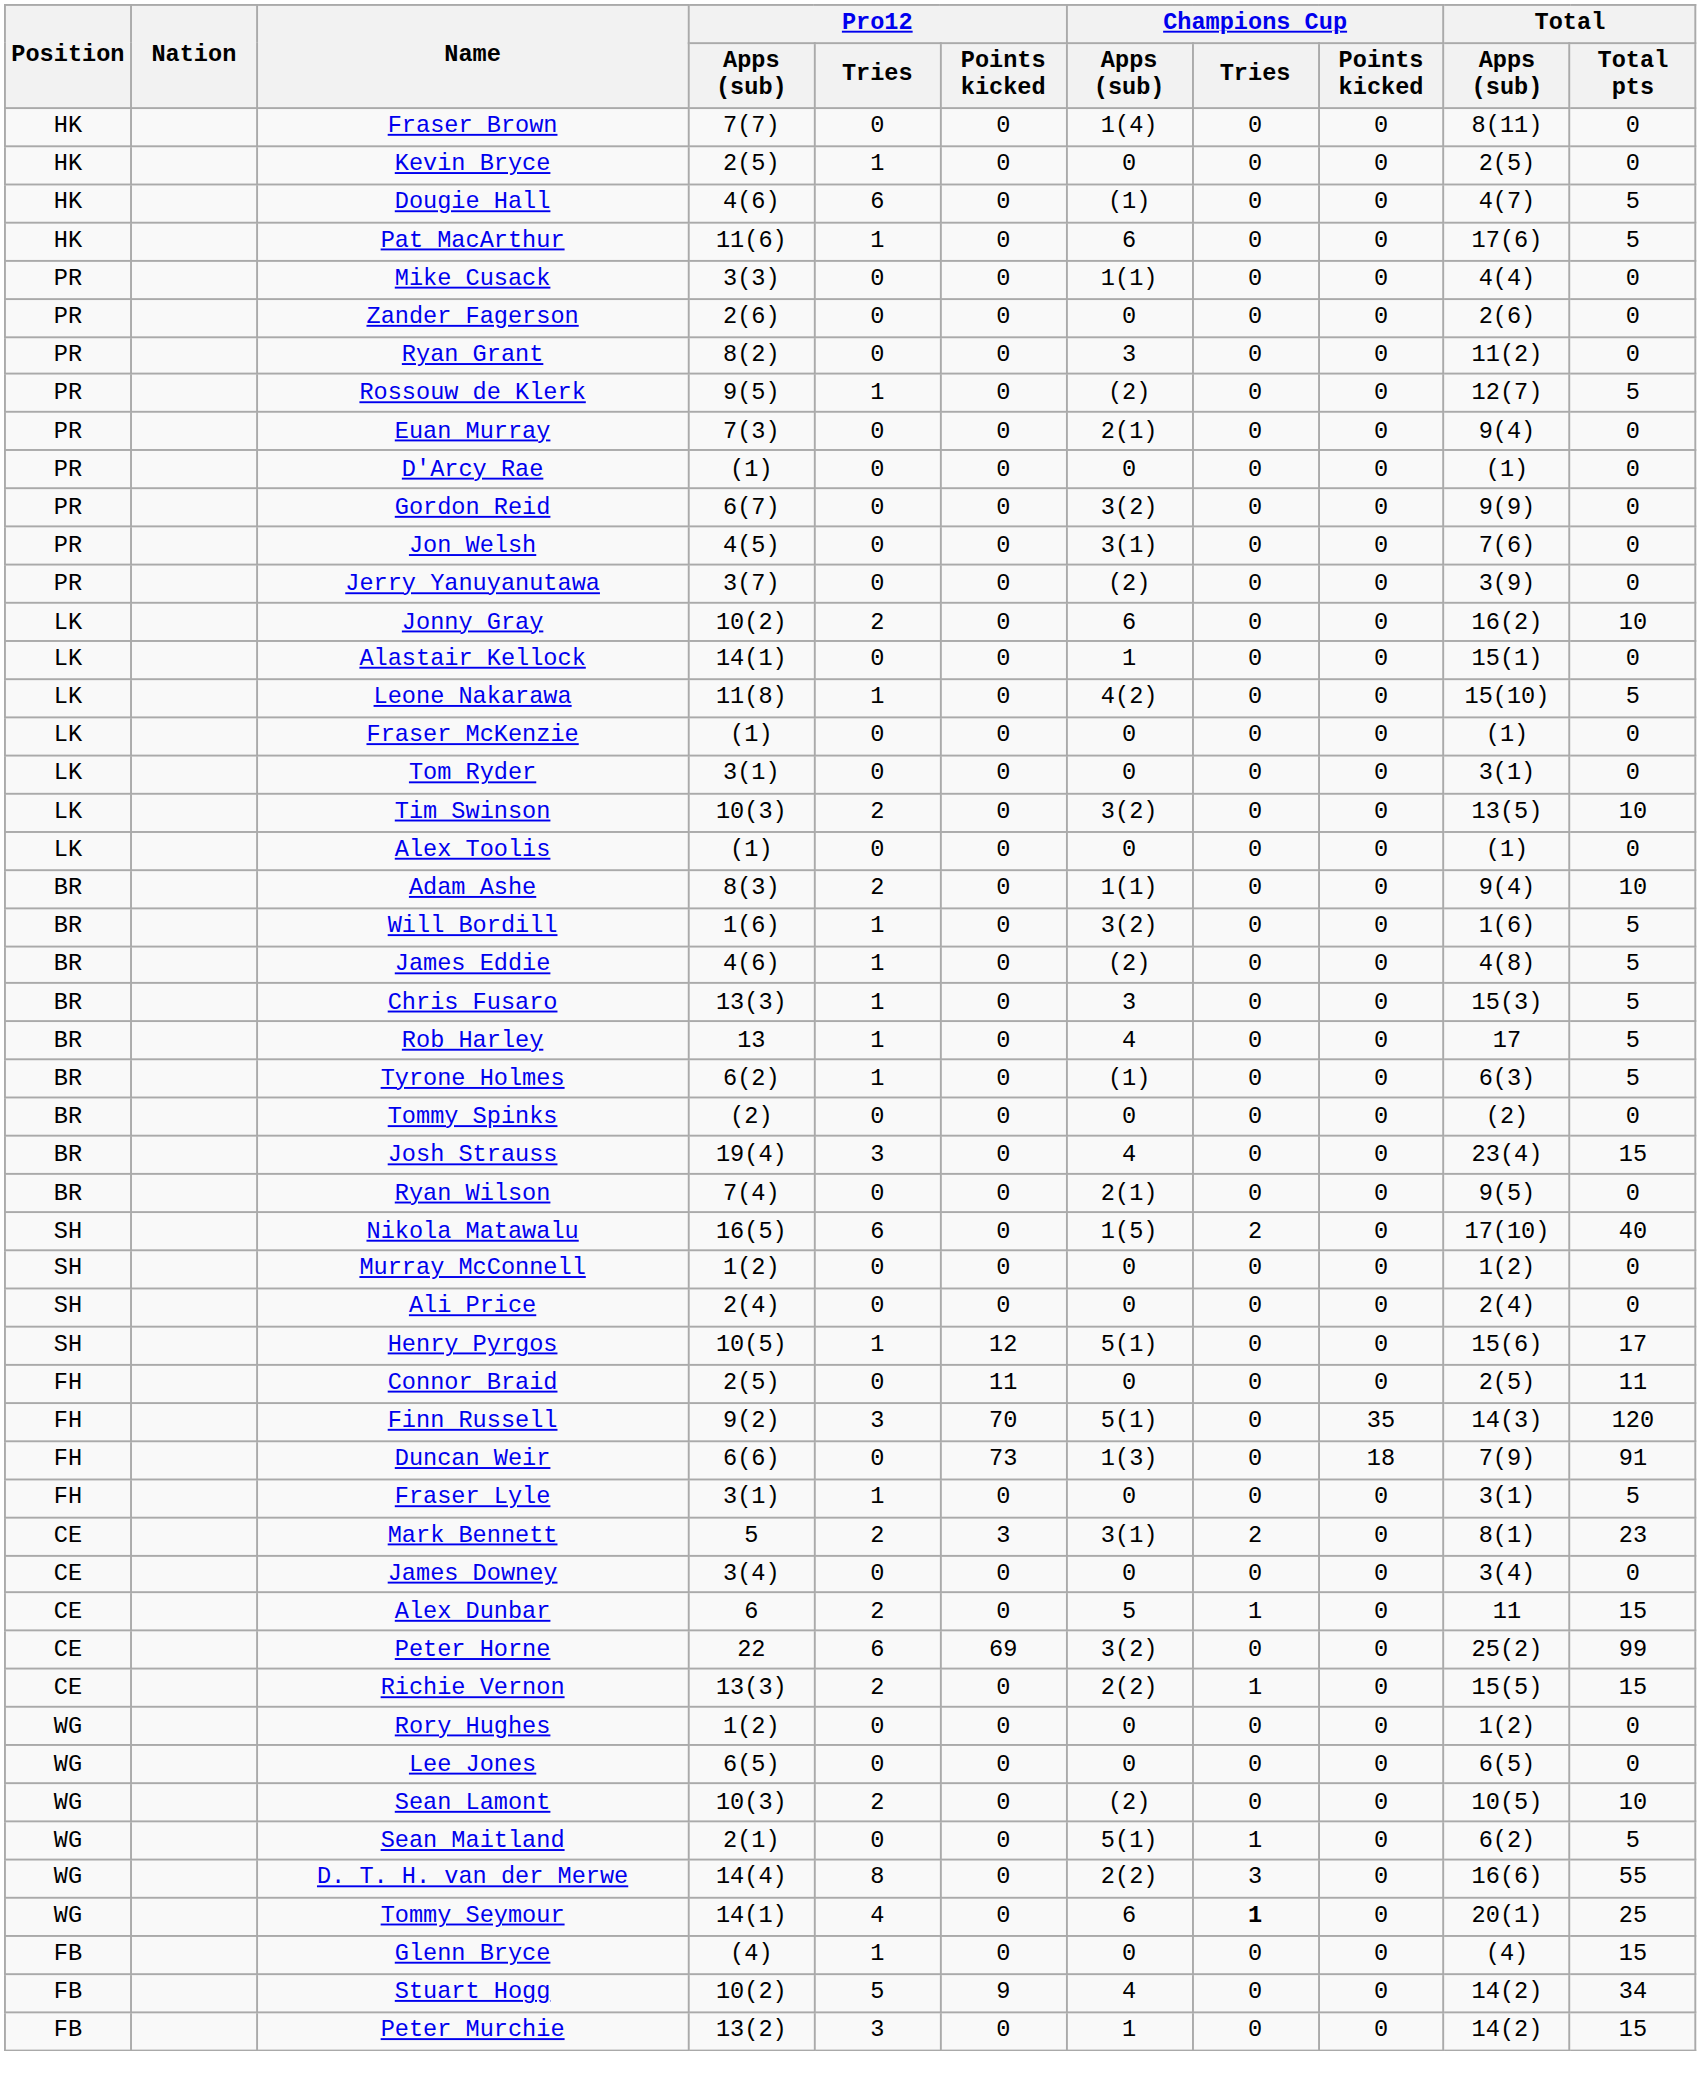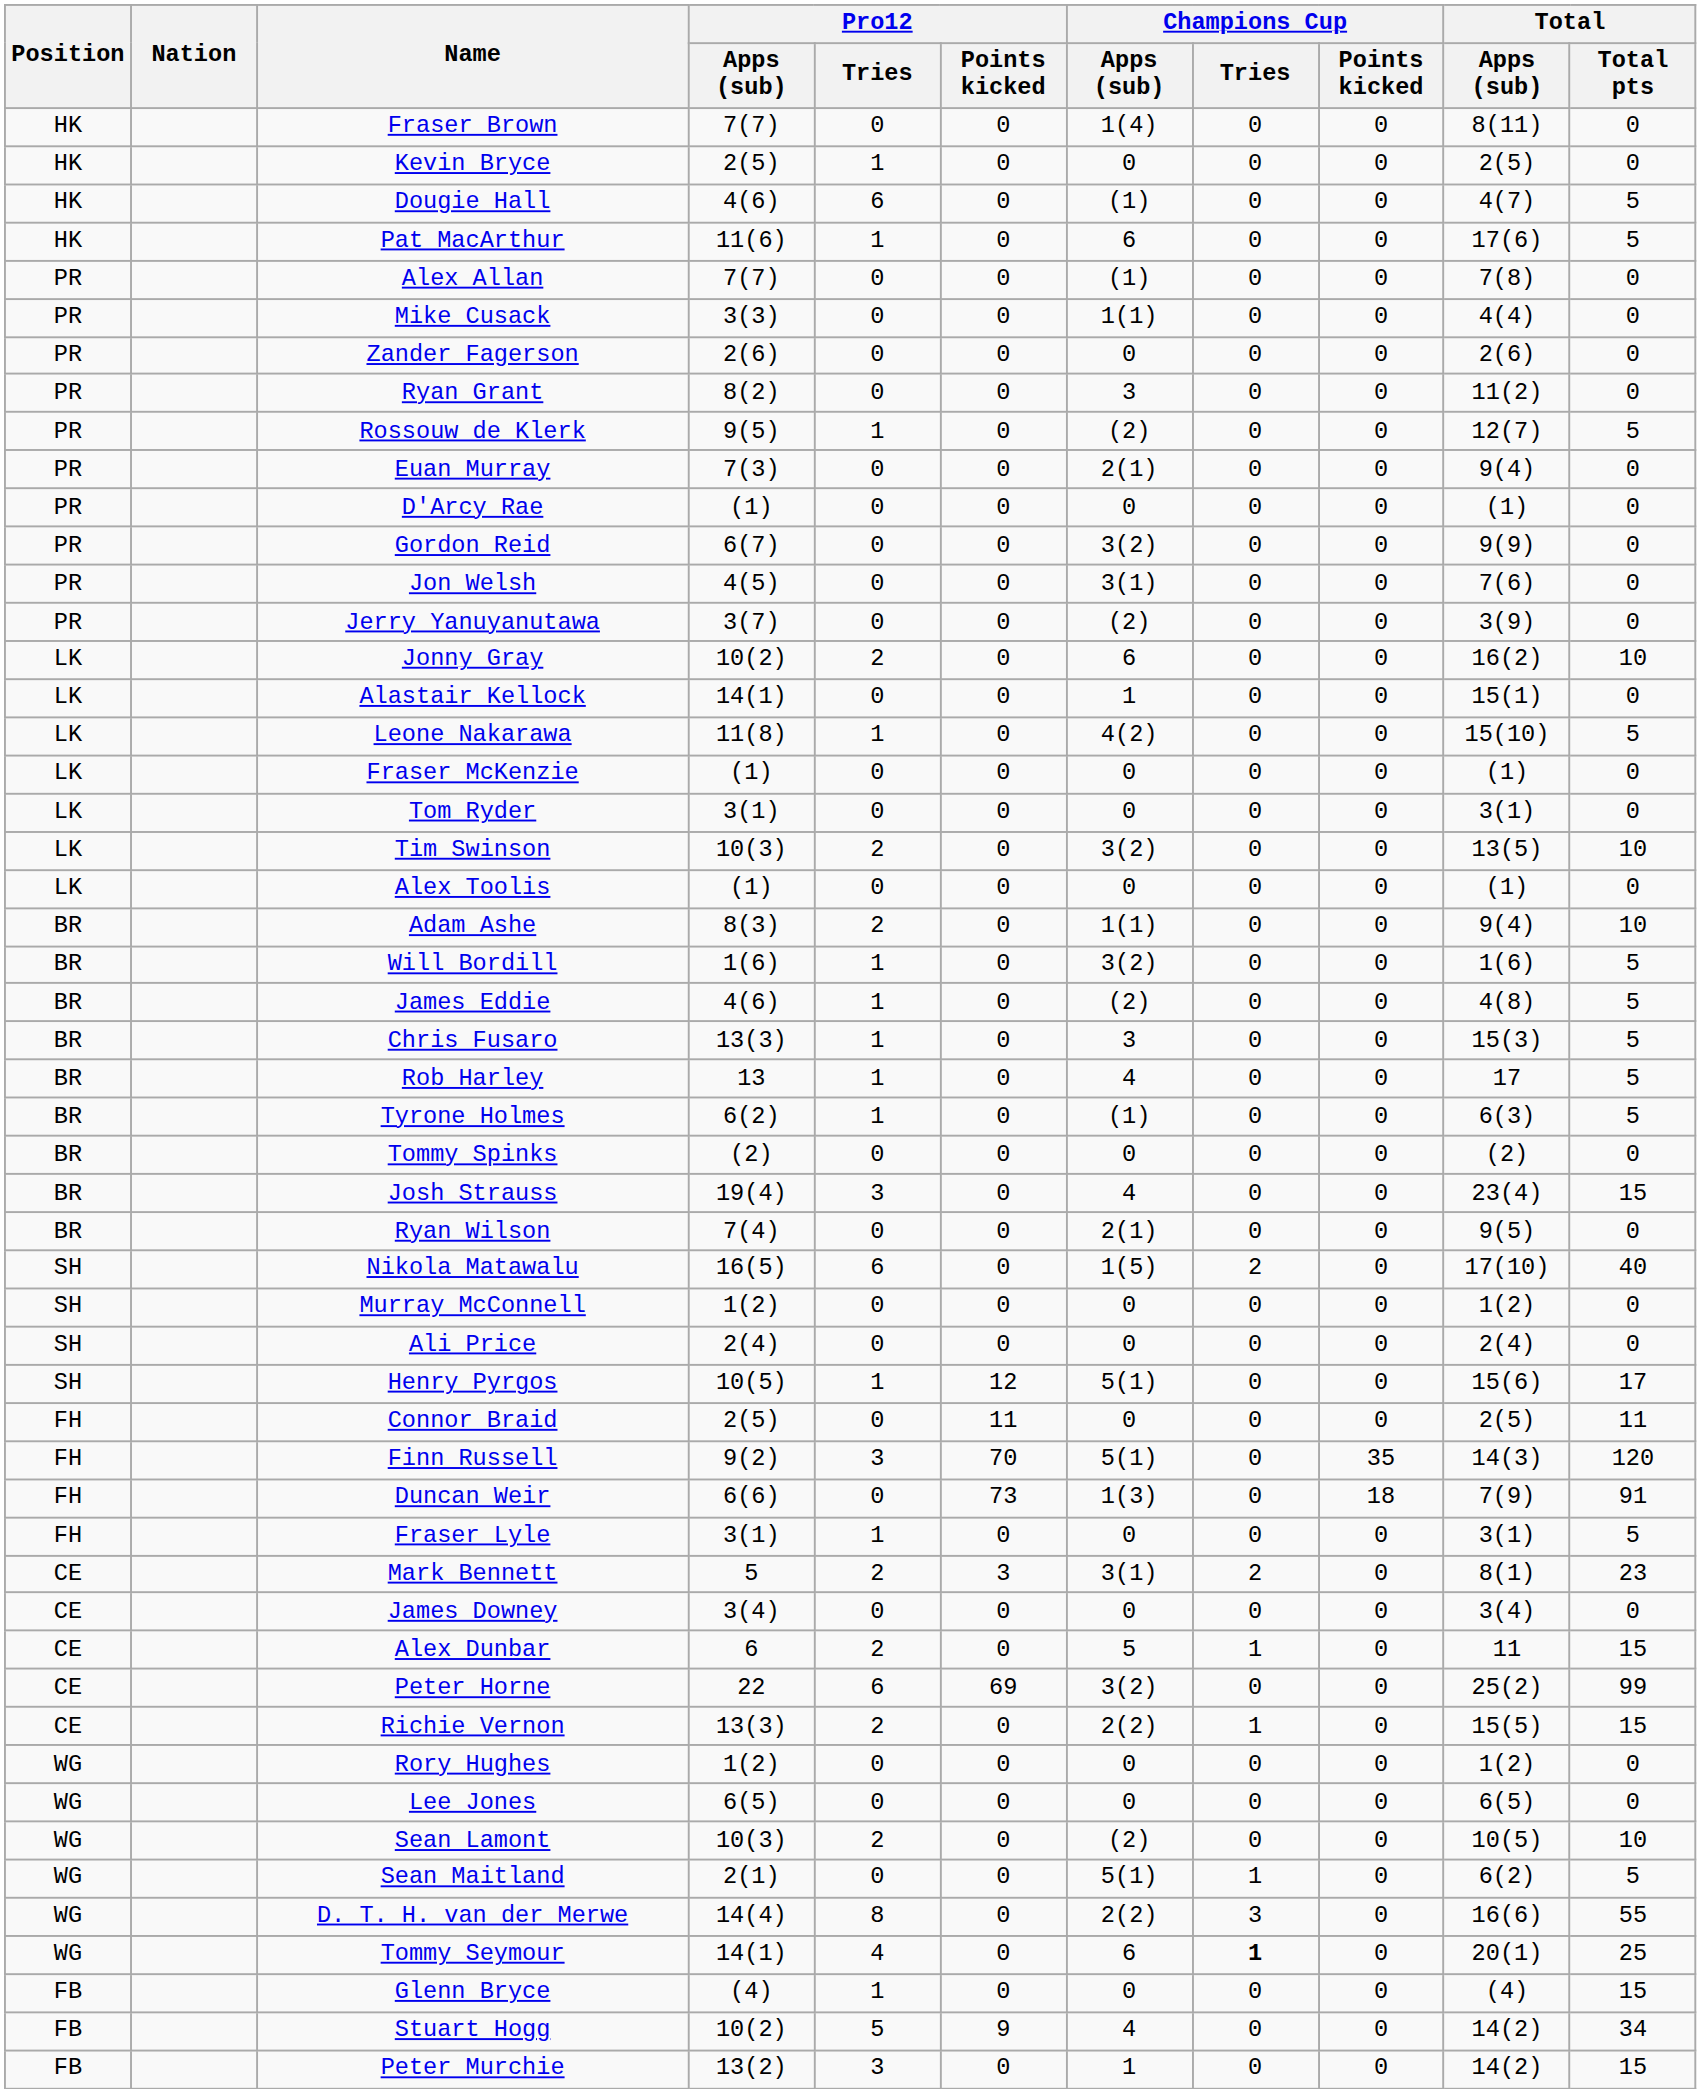+ row: (473, 280)
